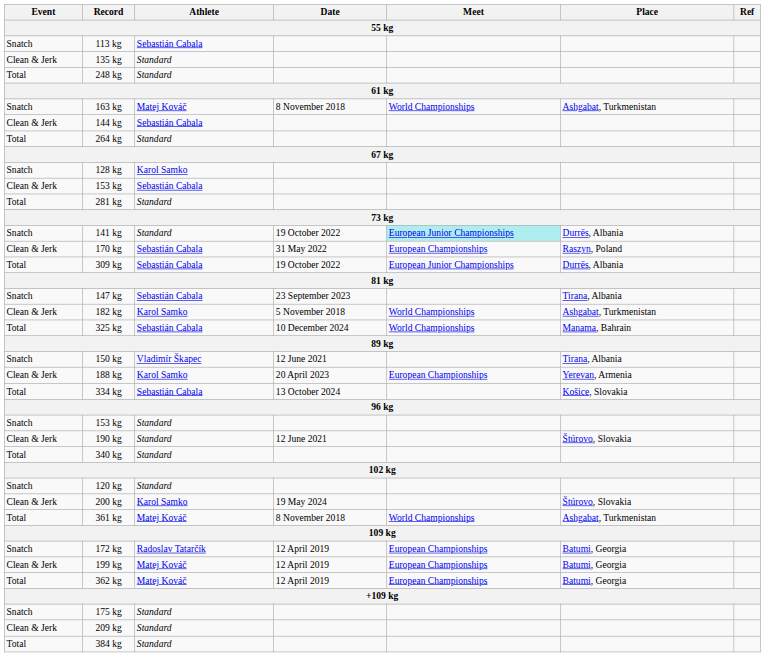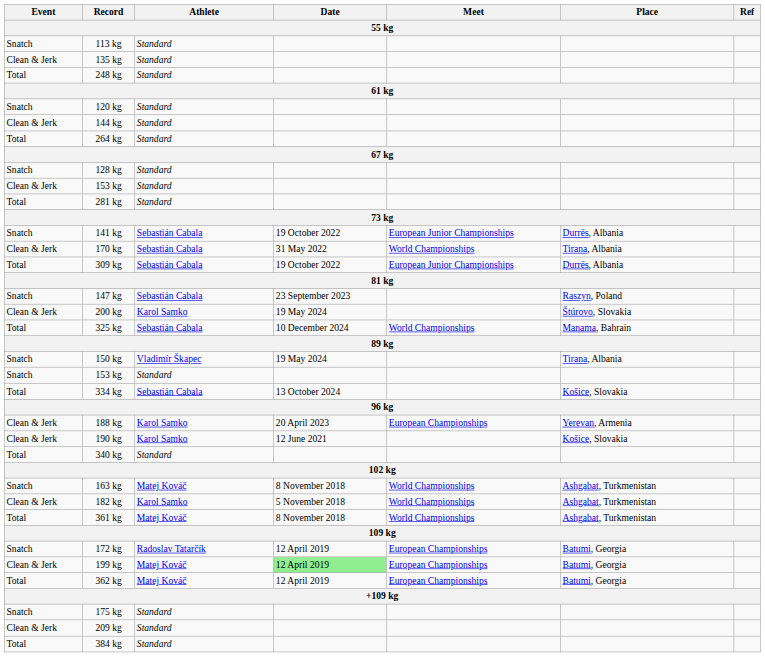(170, 44) Sebastián Cabala -> (154, 44) Standard
rows swapped: (20, 486) <-> (20, 107)
(170, 123) Sebastián Cabala -> (154, 123) Standard
(162, 170) Karol Samko -> (154, 170) Standard
(170, 186) Sebastián Cabala -> (154, 186) Standard
(154, 233) Standard -> (170, 233) Sebastián Cabala
(451, 233) paleturquoise background -> (451, 233) no background
(438, 249) European Championships -> (432, 249) World Championships
(592, 249) Raszyn, Poland -> (592, 249) Tirana, Albania
(592, 296) Tirana, Albania -> (592, 296) Raszyn, Poland
rows swapped: (32, 312) <-> (32, 502)
(301, 359) 12 June 2021 -> (301, 359) 19 May 2024
rows swapped: (32, 375) <-> (20, 423)
(154, 438) Standard -> (162, 438) Karol Samko
(597, 438) Štúrovo, Slovakia -> (595, 438) Košice, Slovakia
(302, 565) no background -> (302, 565) lightgreen background
